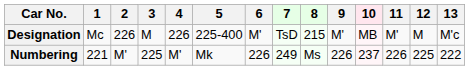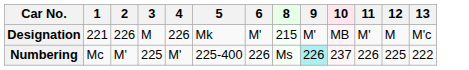- column: (287, 14)
(95, 34) Mc -> (97, 34) 221
(219, 34) 225-400 -> (204, 34) Mk
(97, 55) 221 -> (95, 55) Mc
(204, 55) Mk -> (219, 55) 225-400
(342, 55) no background -> (314, 55) paleturquoise background
